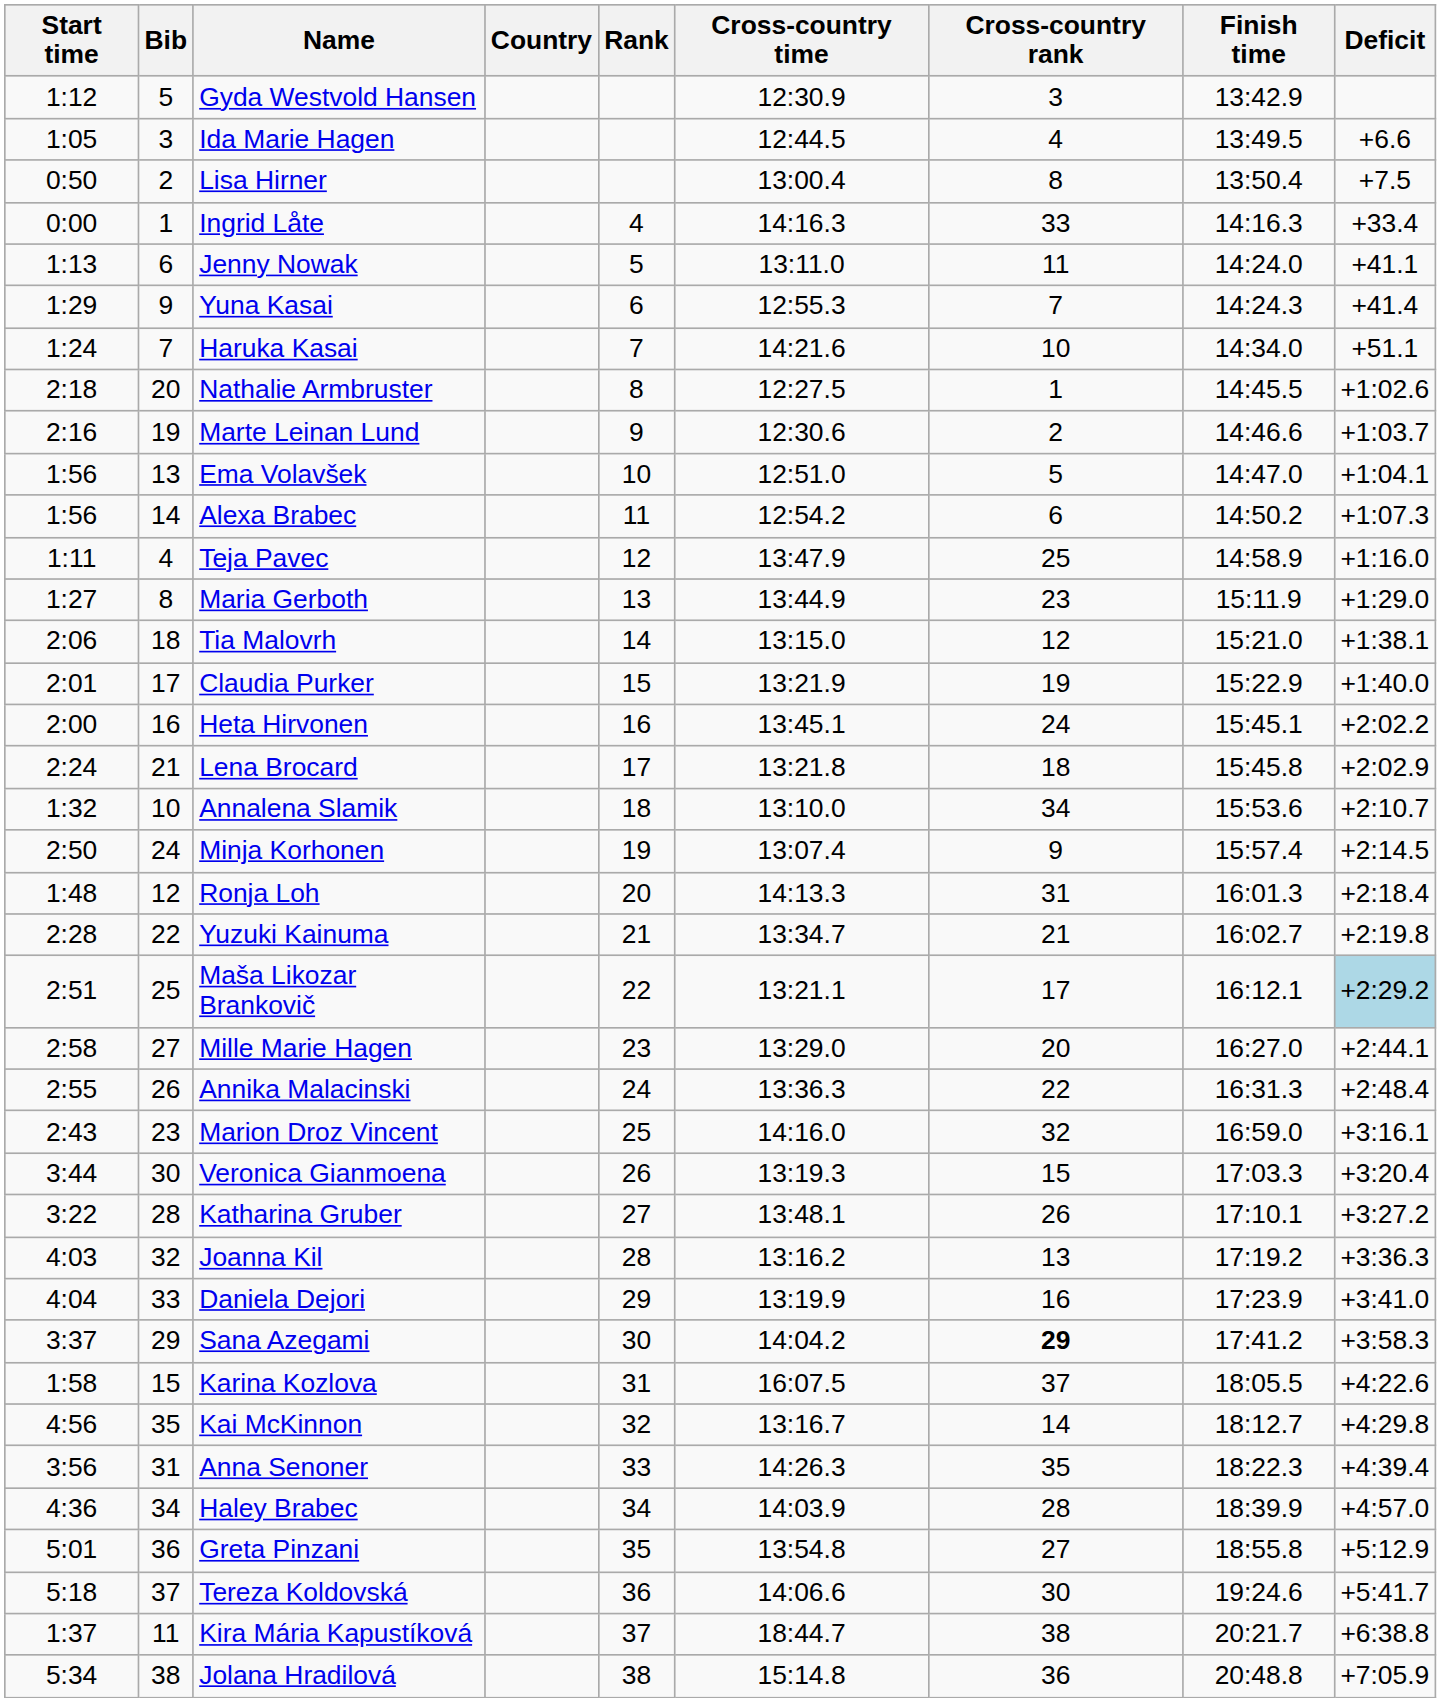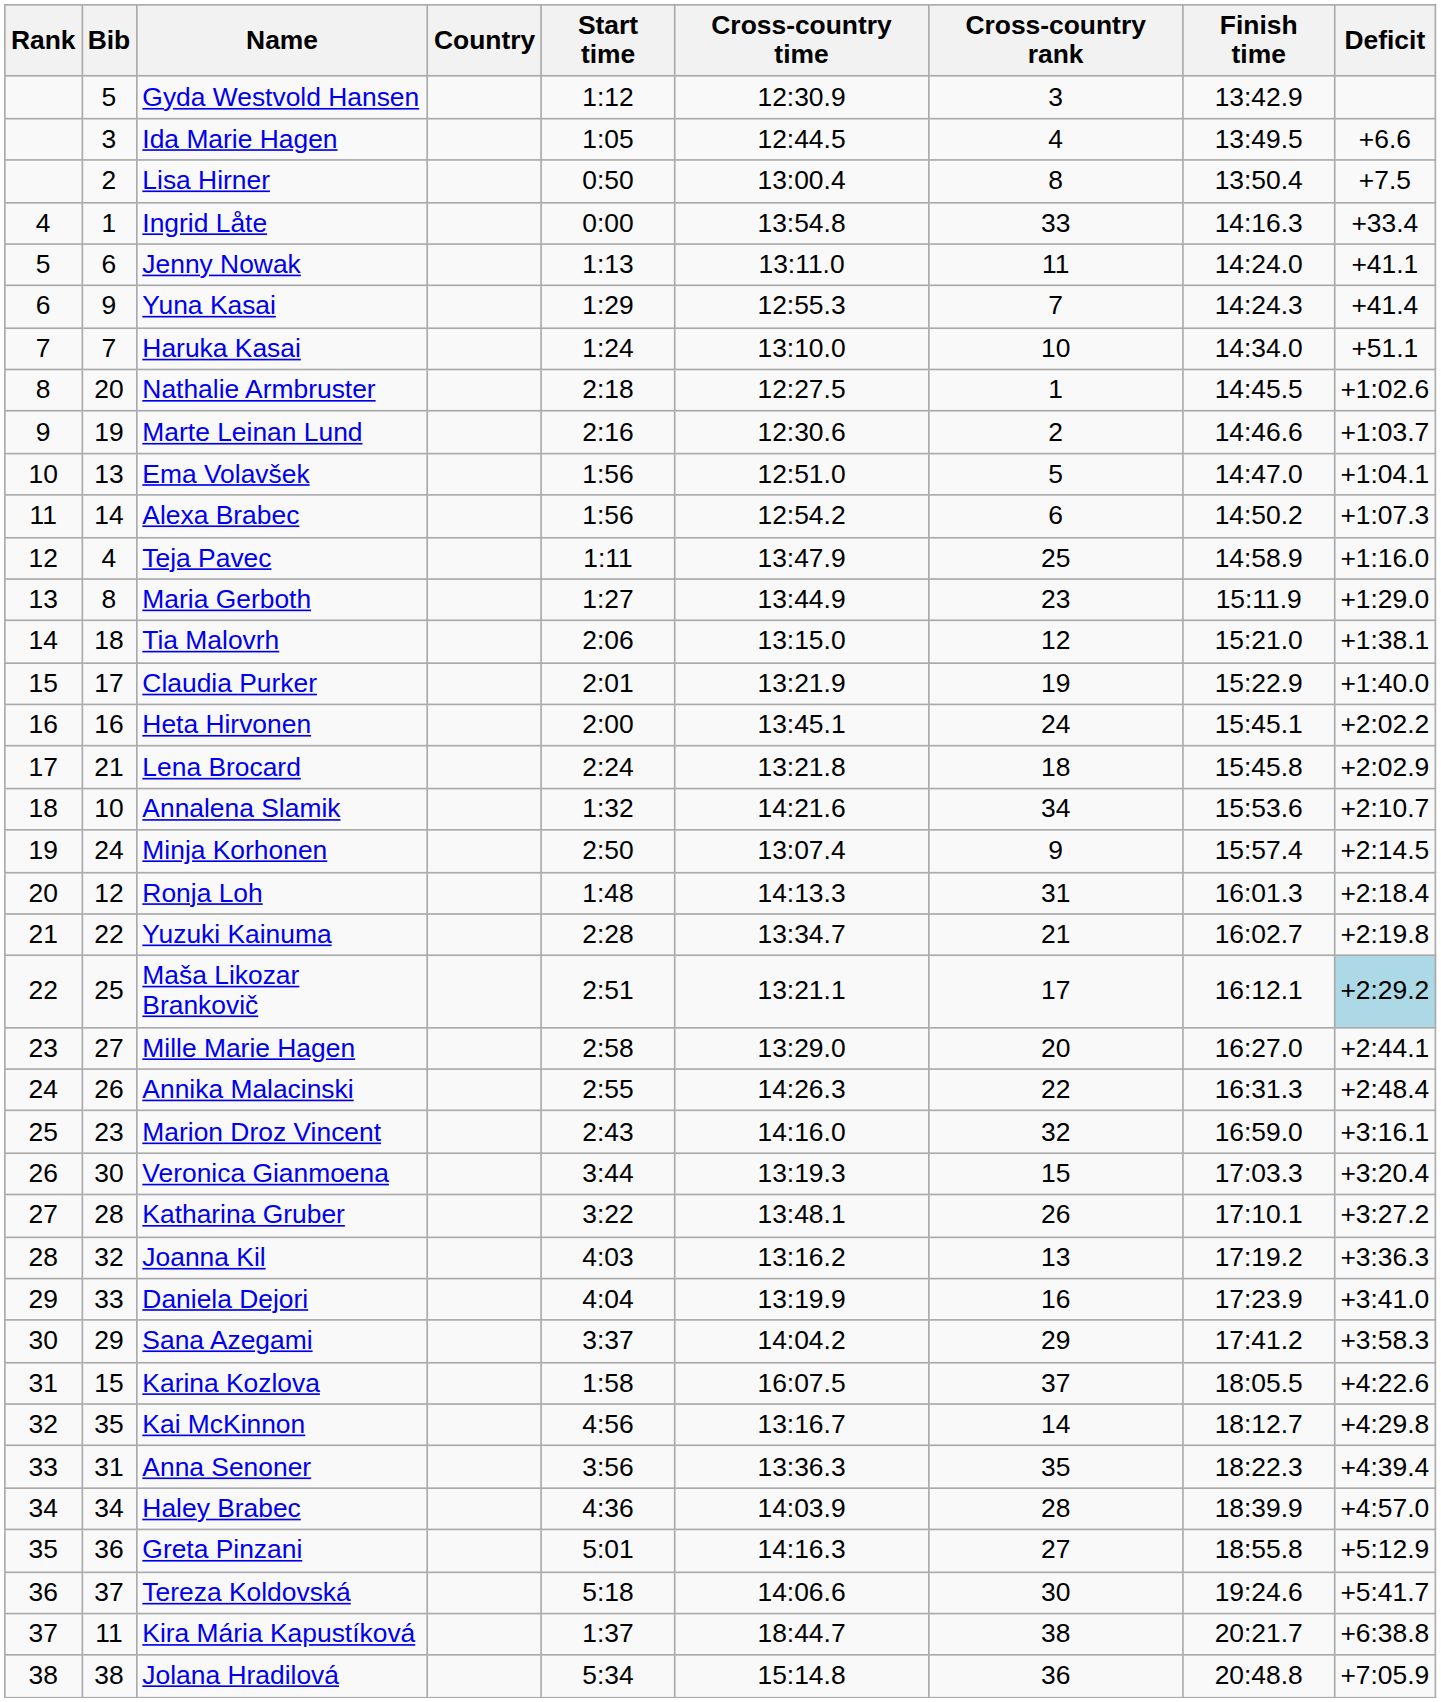columns swapped: (636, 40) <-> (72, 40)
(802, 222) 14:16.3 -> (802, 222) 13:54.8
(802, 348) 14:21.6 -> (802, 348) 13:10.0
(802, 808) 13:10.0 -> (802, 808) 14:21.6
(802, 1089) 13:36.3 -> (802, 1089) 14:26.3
(1056, 1340) bold -> (1056, 1340) normal
(802, 1466) 14:26.3 -> (802, 1466) 13:36.3
(802, 1550) 13:54.8 -> (802, 1550) 14:16.3
